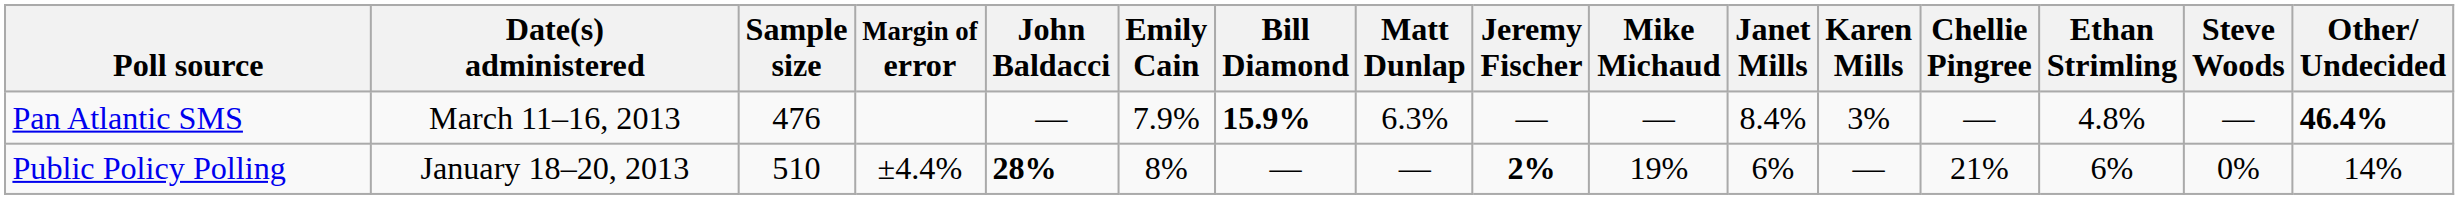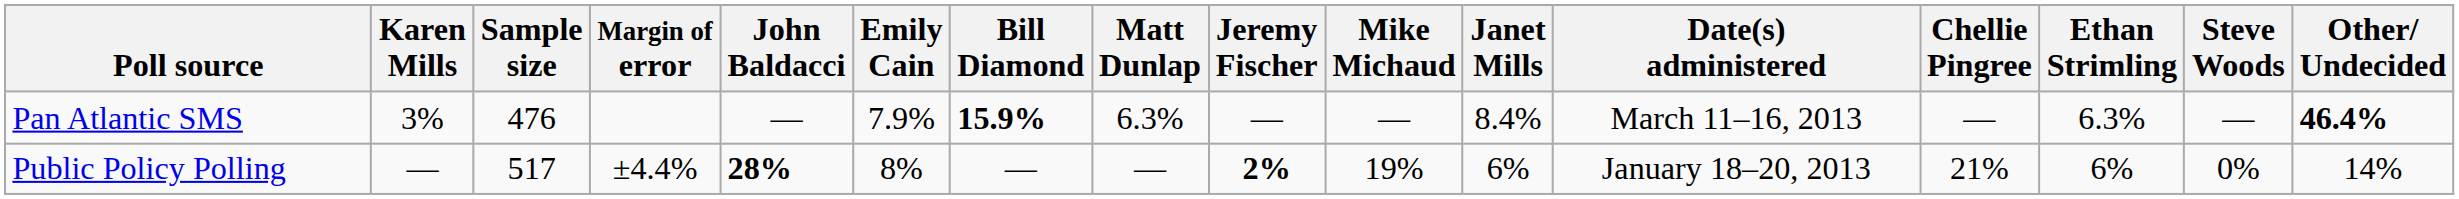columns swapped: (555, 48) <-> (1869, 48)
(2112, 117) 4.8% -> (2112, 117) 6.3%
(796, 168) 510 -> (532, 168) 517
